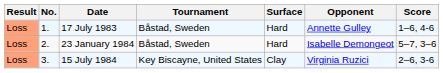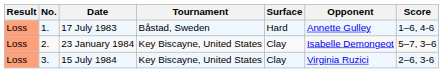(174, 43) Båstad, Sweden -> (200, 43) Key Biscayne, United States
(277, 43) Hard -> (276, 43) Clay
